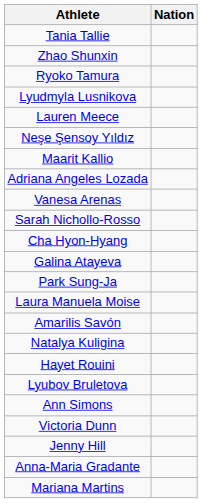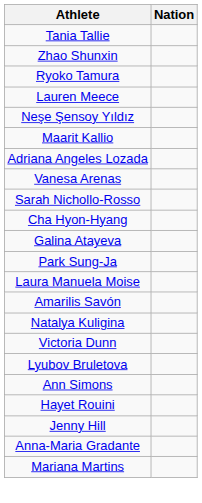- row: (78, 96)
rows swapped: (78, 425) <-> (78, 364)
